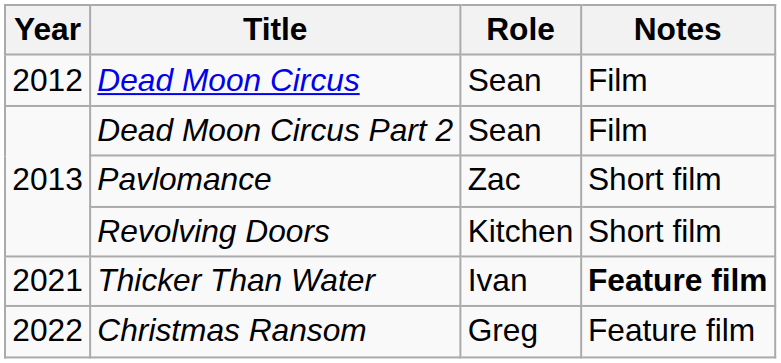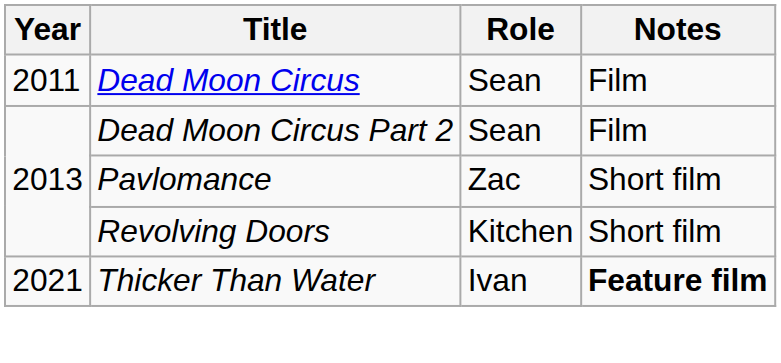(48, 79) 2012 -> (46, 79) 2011
- row: (232, 331)
